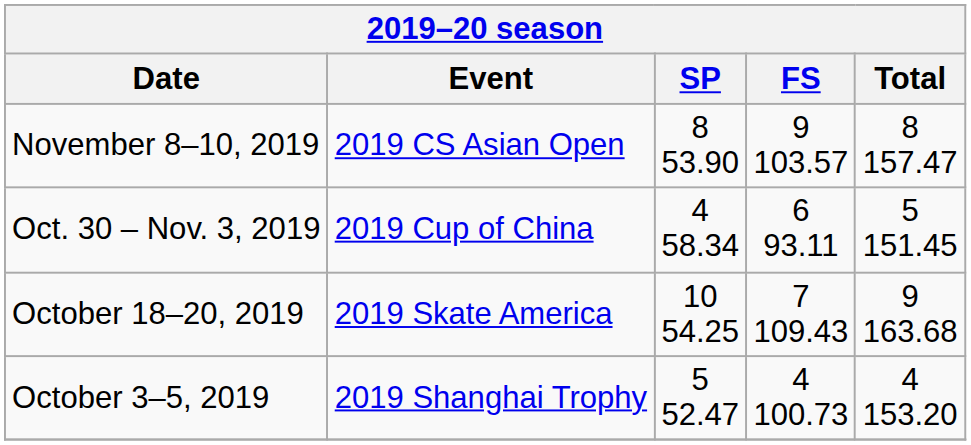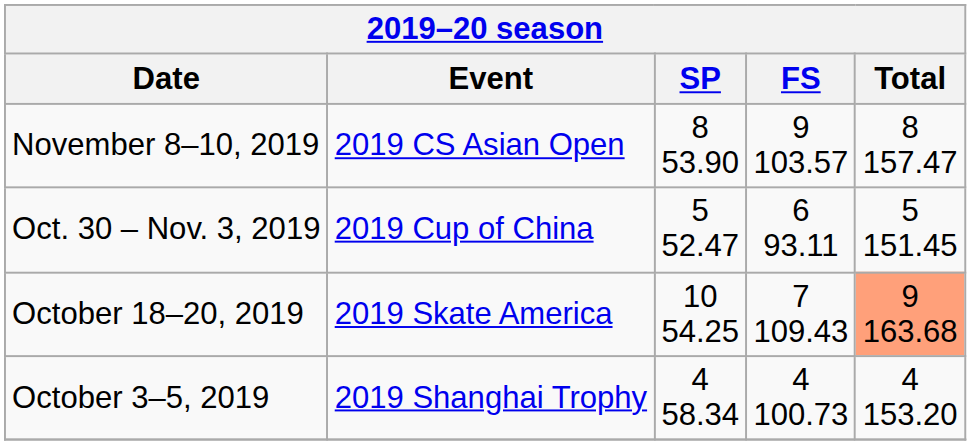(700, 229) 4 58.34 -> (700, 229) 5 52.47
(910, 313) no background -> (910, 313) lightsalmon background
(700, 397) 5 52.47 -> (700, 397) 4 58.34
